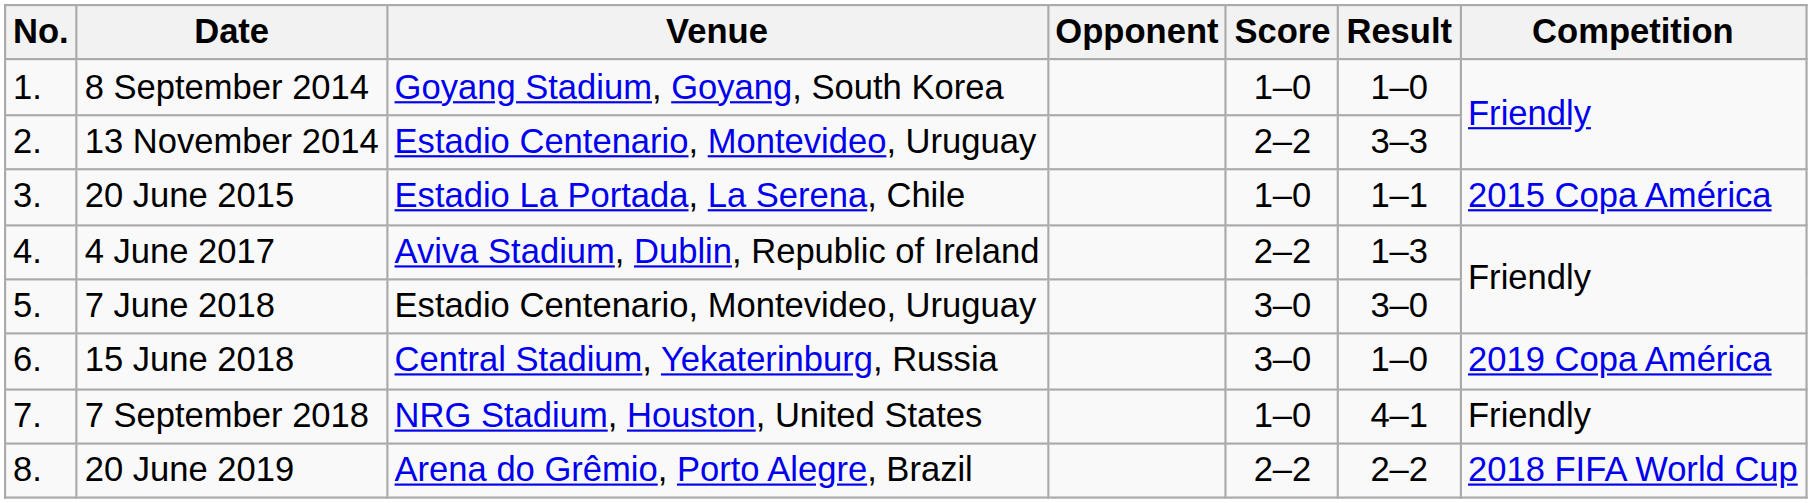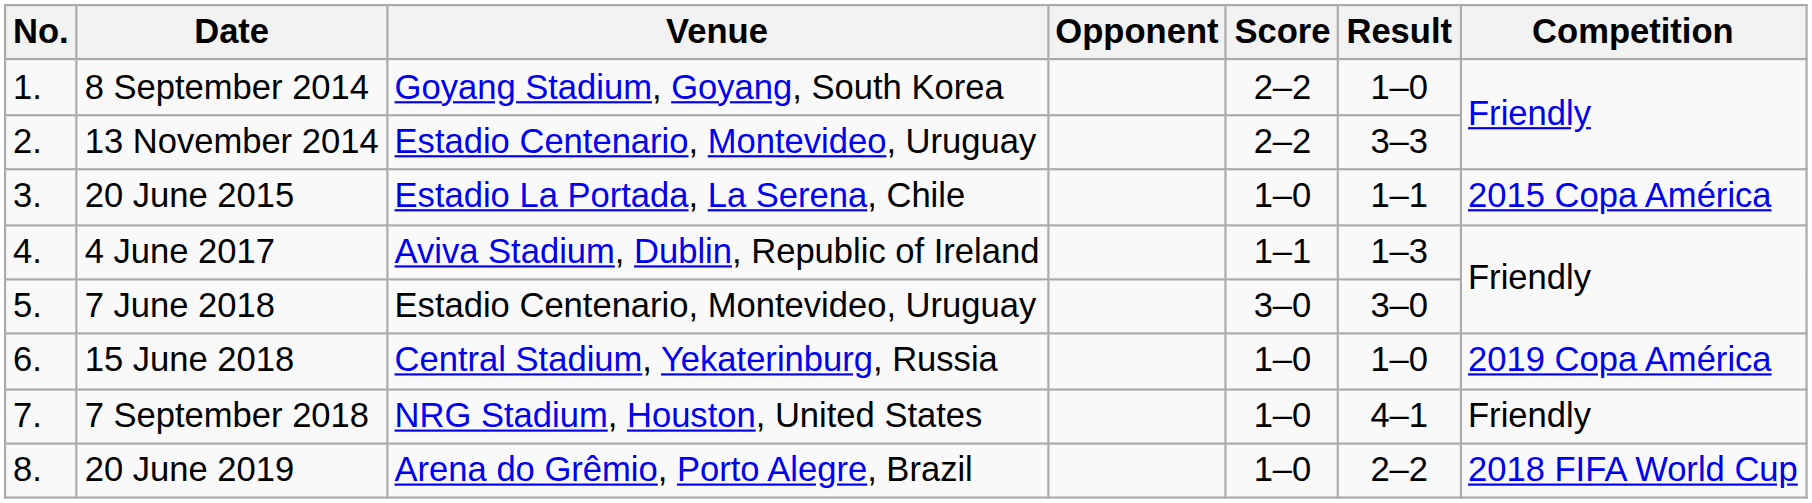(1282, 86) 1–0 -> (1282, 86) 2–2
(1282, 251) 2–2 -> (1282, 251) 1–1
(1282, 360) 3–0 -> (1282, 360) 1–0
(1282, 470) 2–2 -> (1282, 470) 1–0
